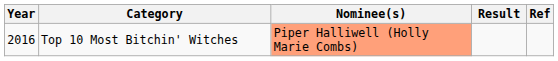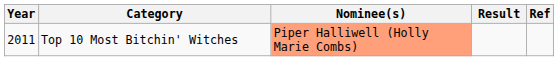(21, 40) 2016 -> (21, 40) 2011
